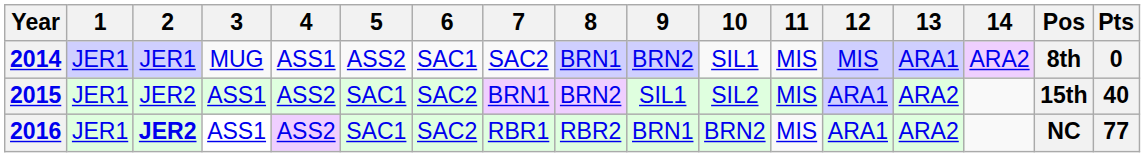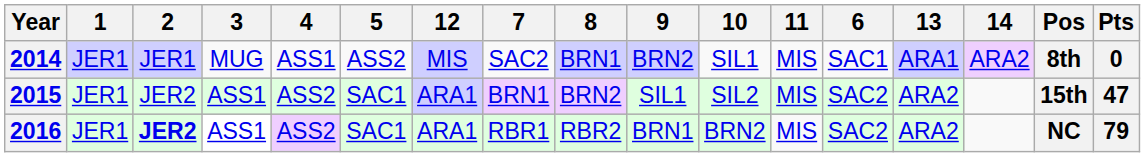columns swapped: (447, 22) <-> (858, 22)
(1116, 95) 40 -> (1116, 95) 47
(1116, 132) 77 -> (1116, 132) 79
